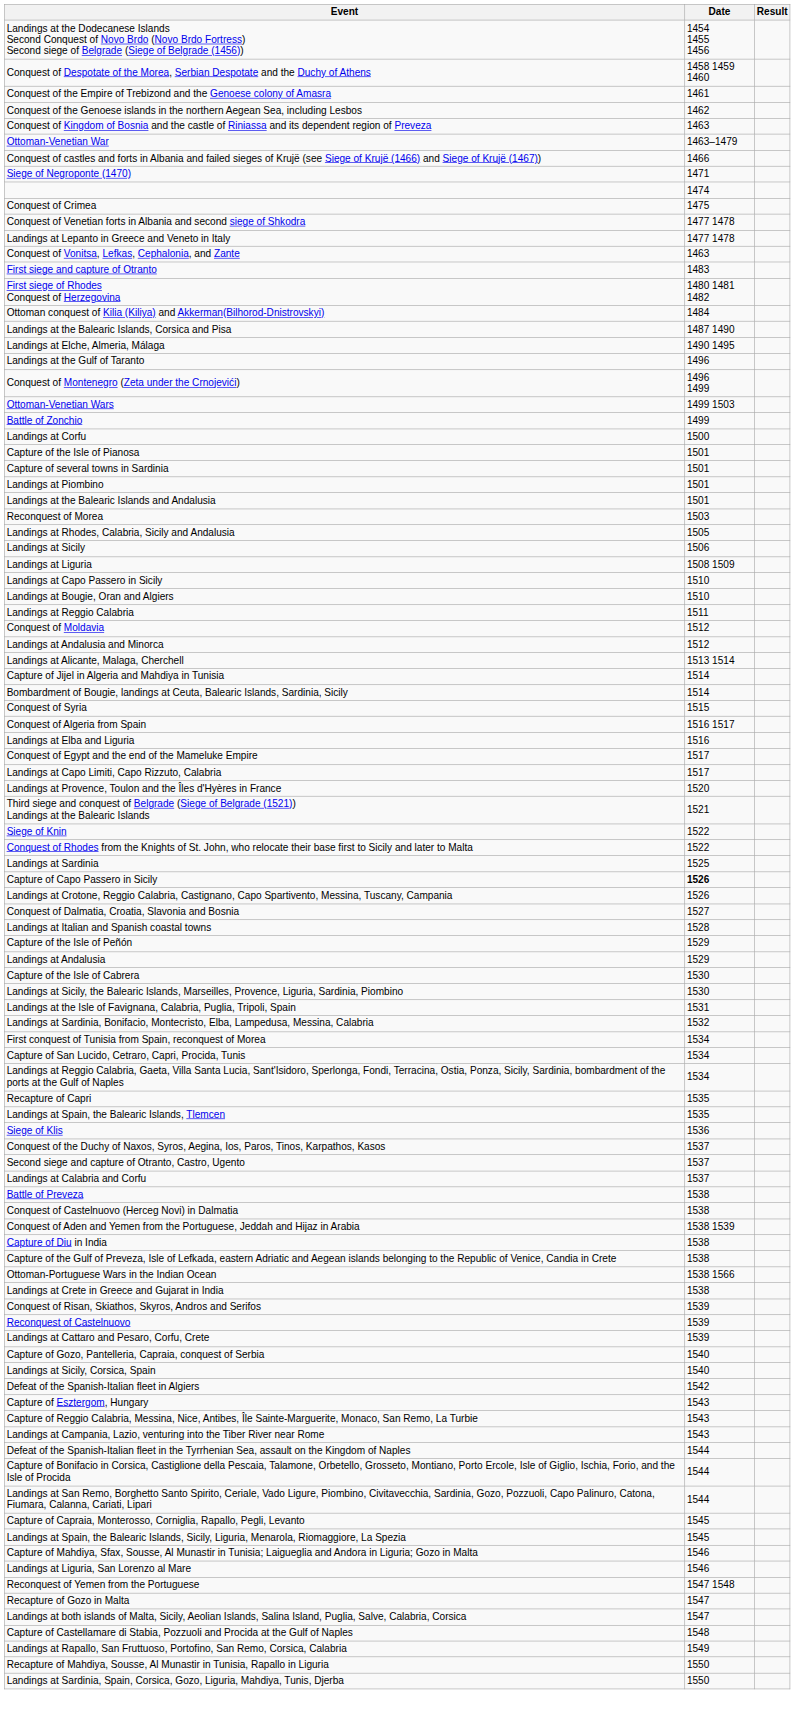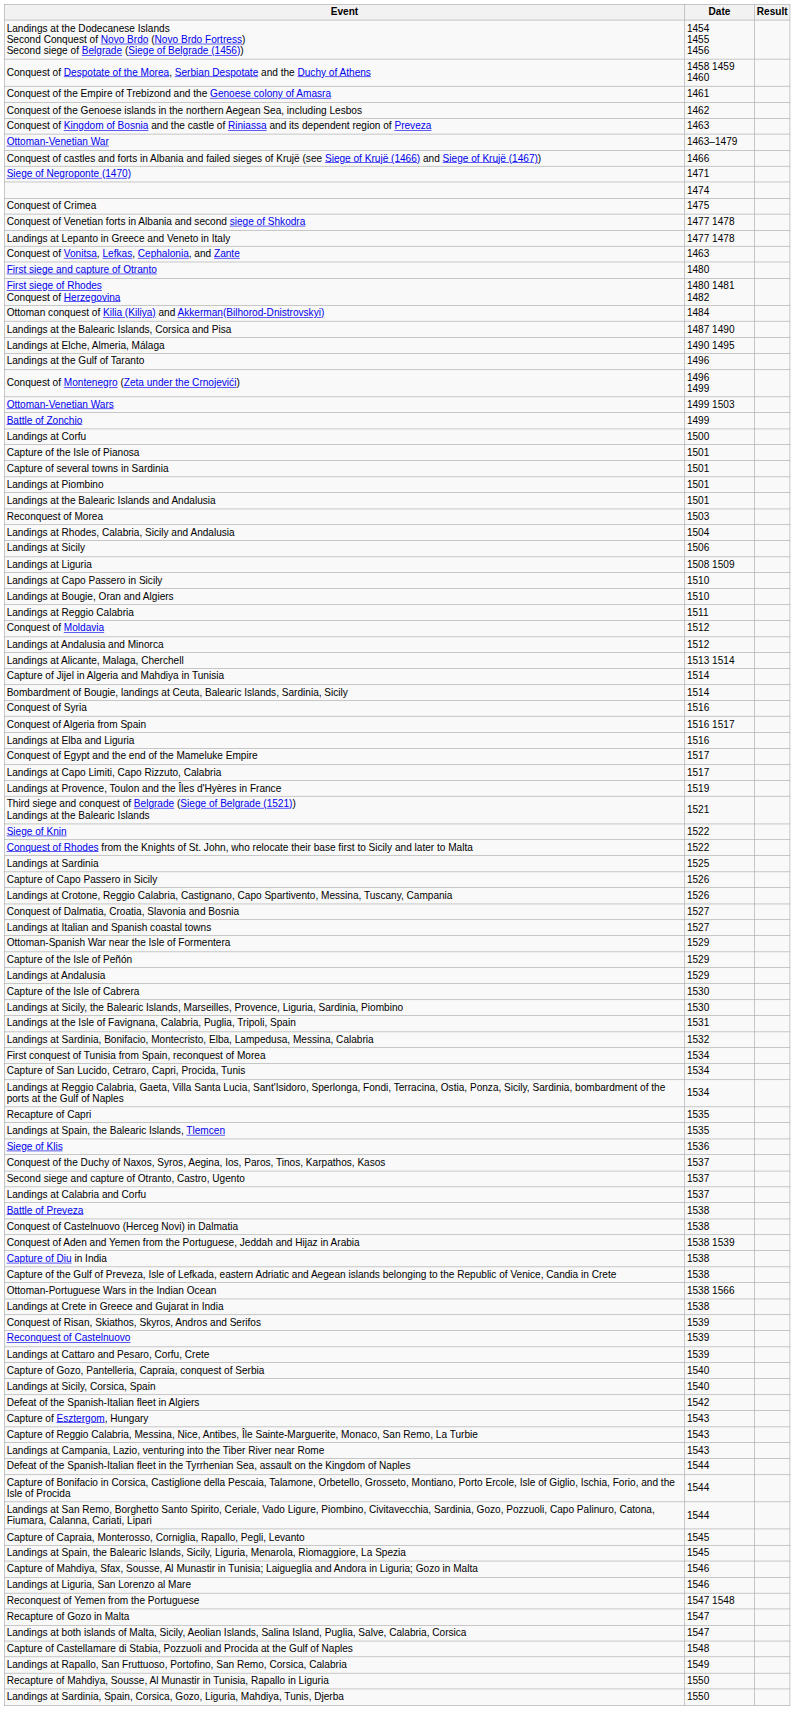(698, 270) 1483 -> (698, 270) 1480
(698, 532) 1505 -> (698, 532) 1504
(698, 708) 1515 -> (698, 708) 1516
(698, 788) 1520 -> (698, 788) 1519
(698, 879) bold -> (698, 879) normal
(698, 927) 1528 -> (698, 927) 1527
+ row: (119, 943)
